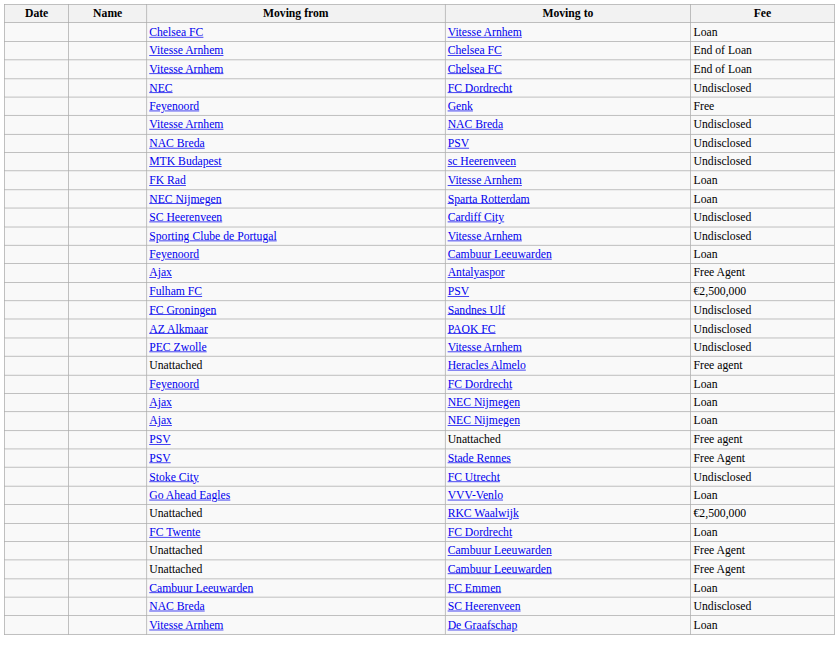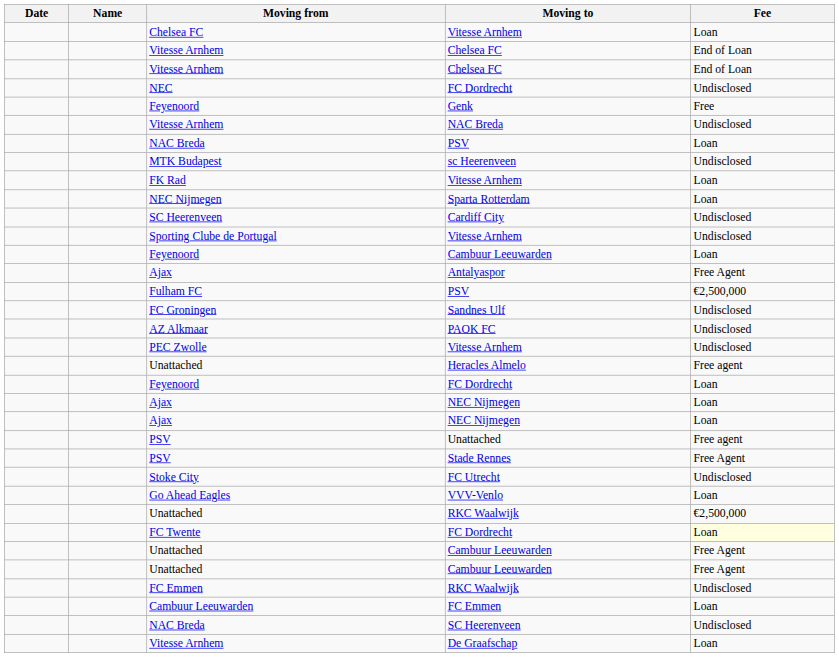(722, 143) Undisclosed -> (706, 143) Loan
(706, 532) no background -> (706, 532) lightyellow background
+ row: (176, 587)
